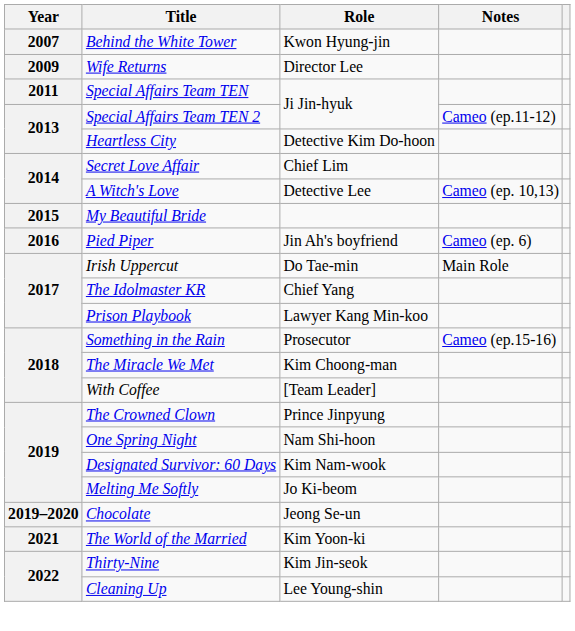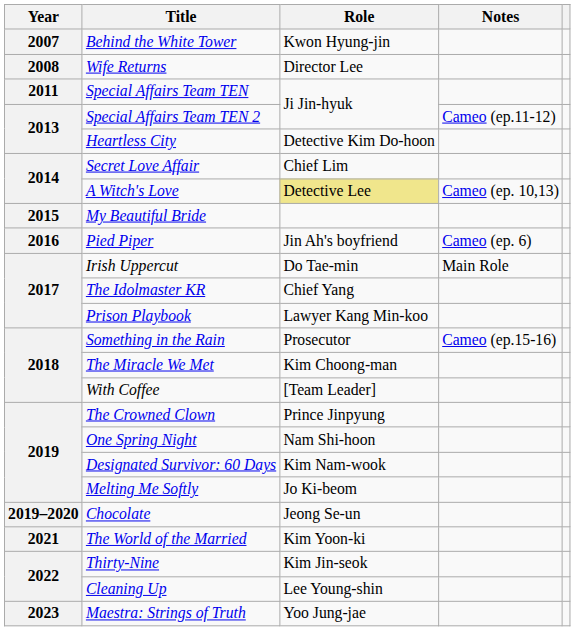(43, 66) 2009 -> (43, 66) 2008
(327, 191) no background -> (327, 191) khaki background
+ row: (166, 613)
